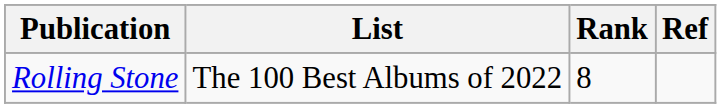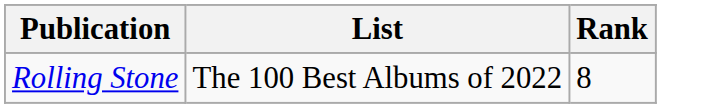- column: (685, 28)
